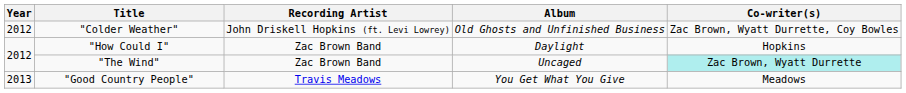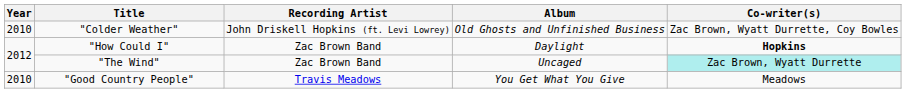(19, 30) 2012 -> (19, 30) 2010
(784, 46) normal -> (784, 46) bold
(19, 80) 2013 -> (19, 80) 2010
